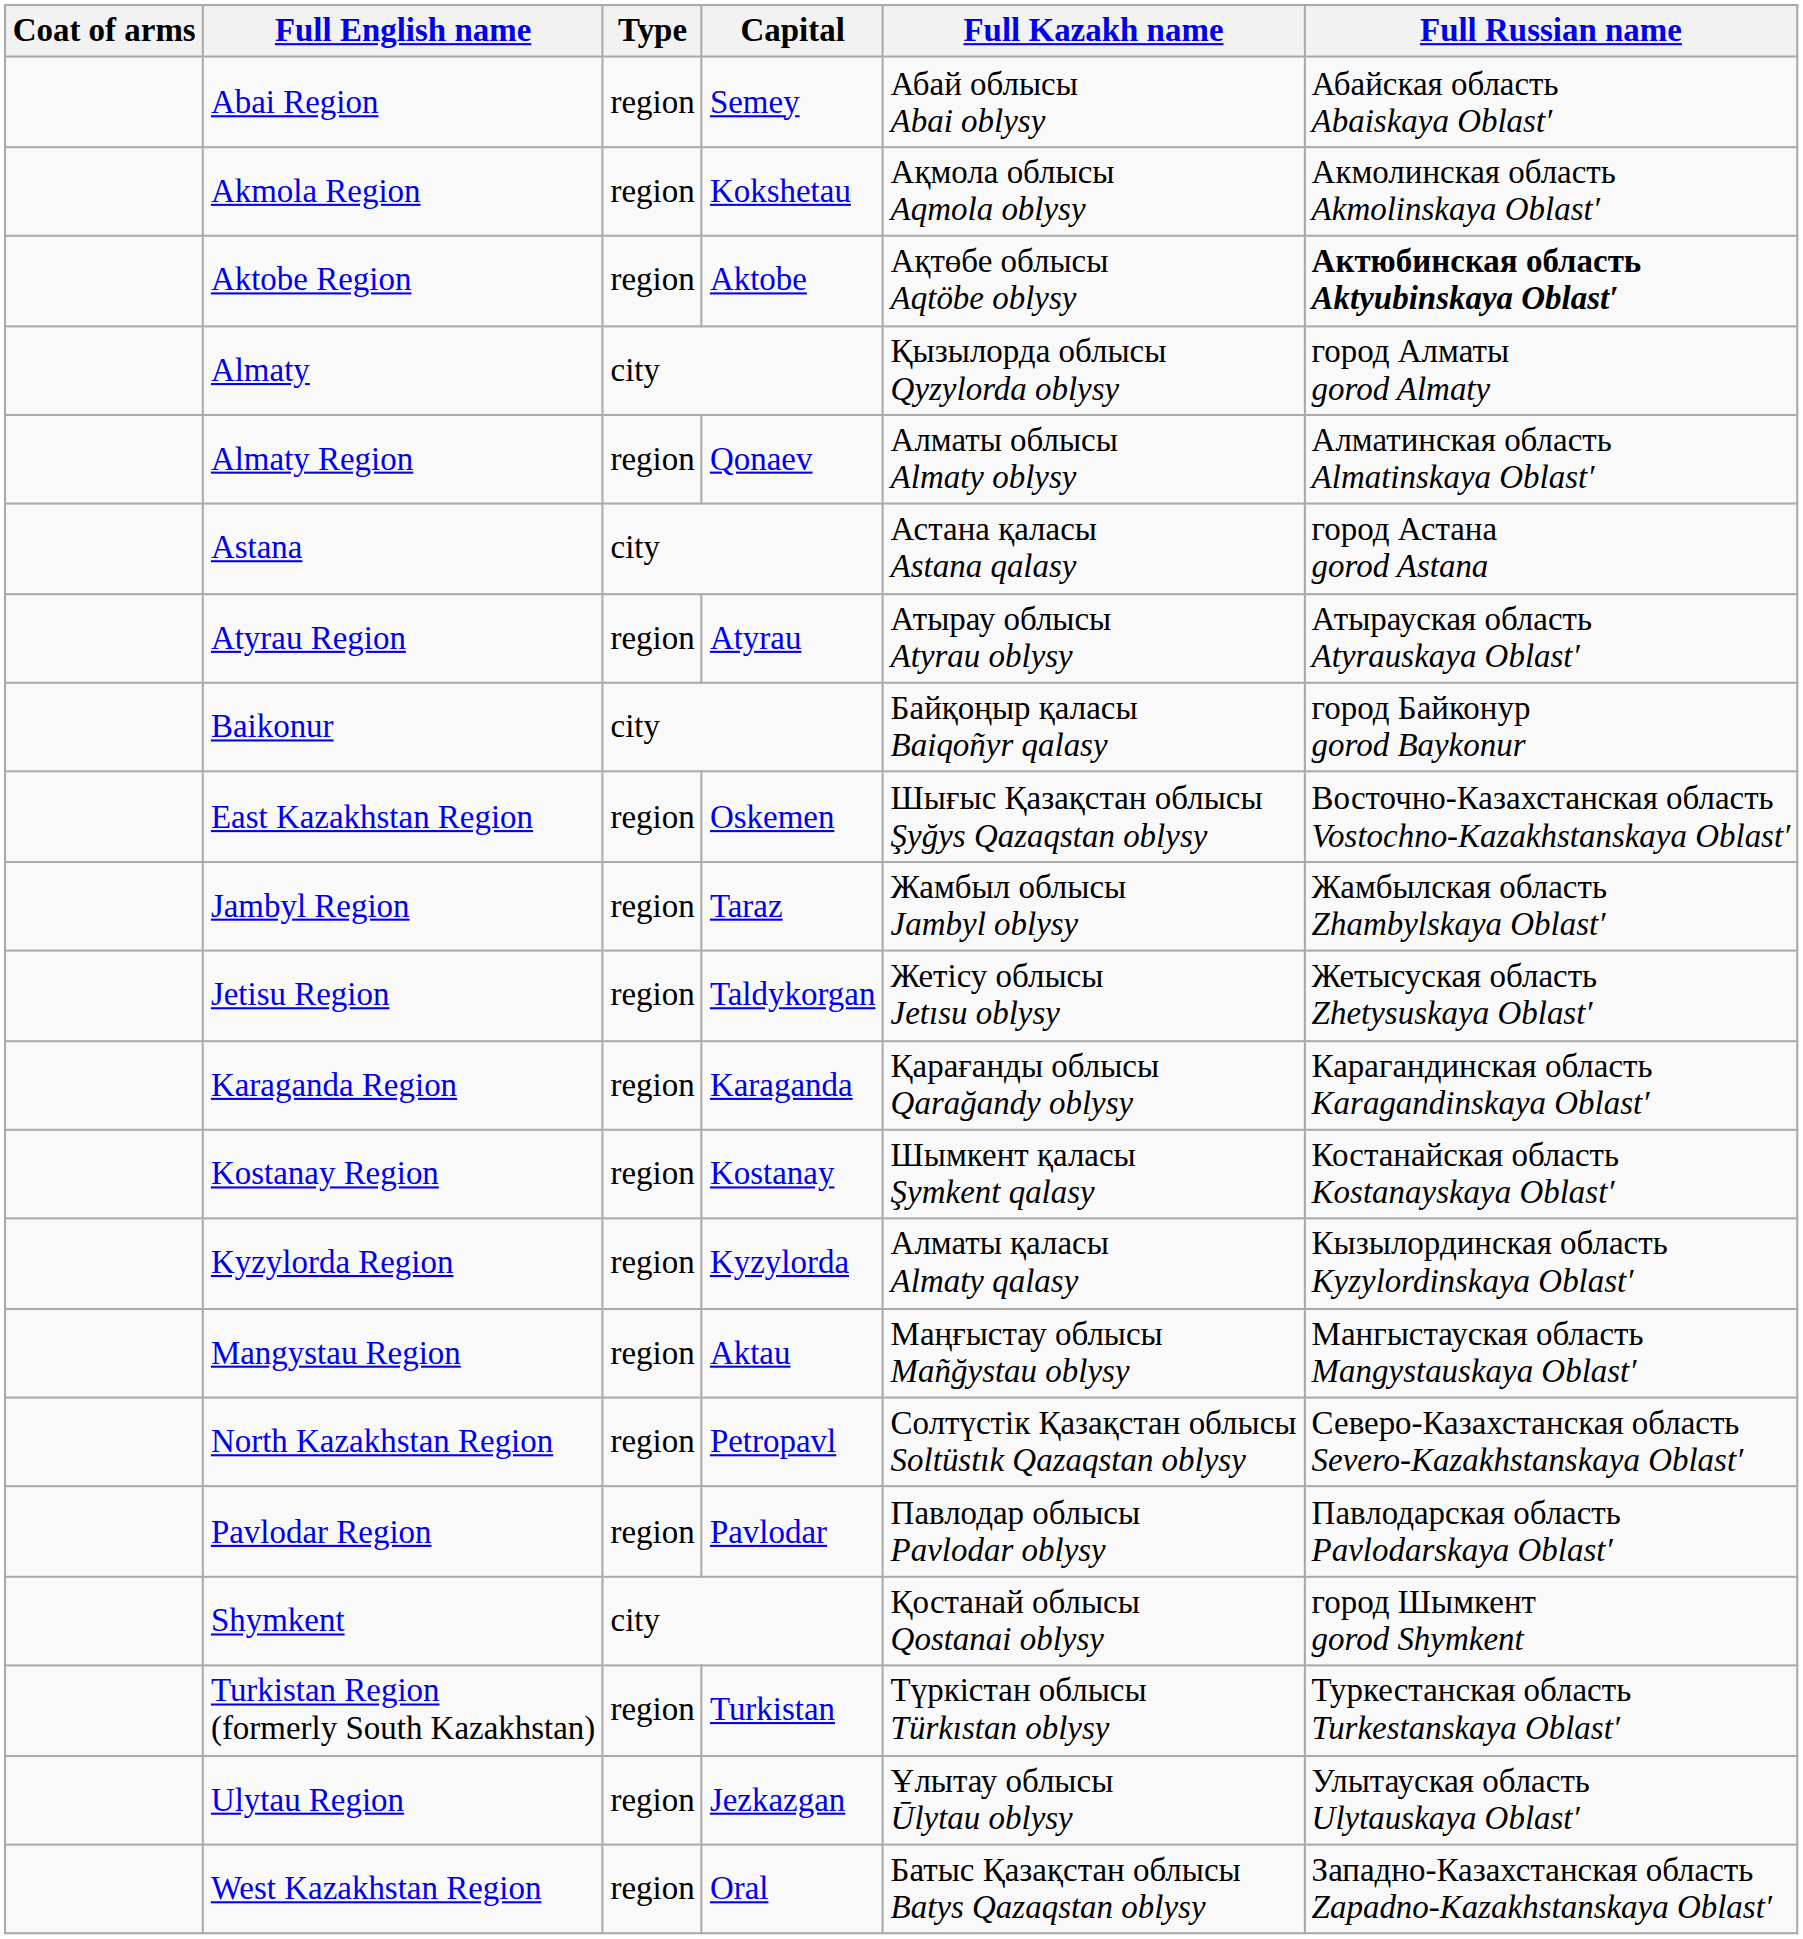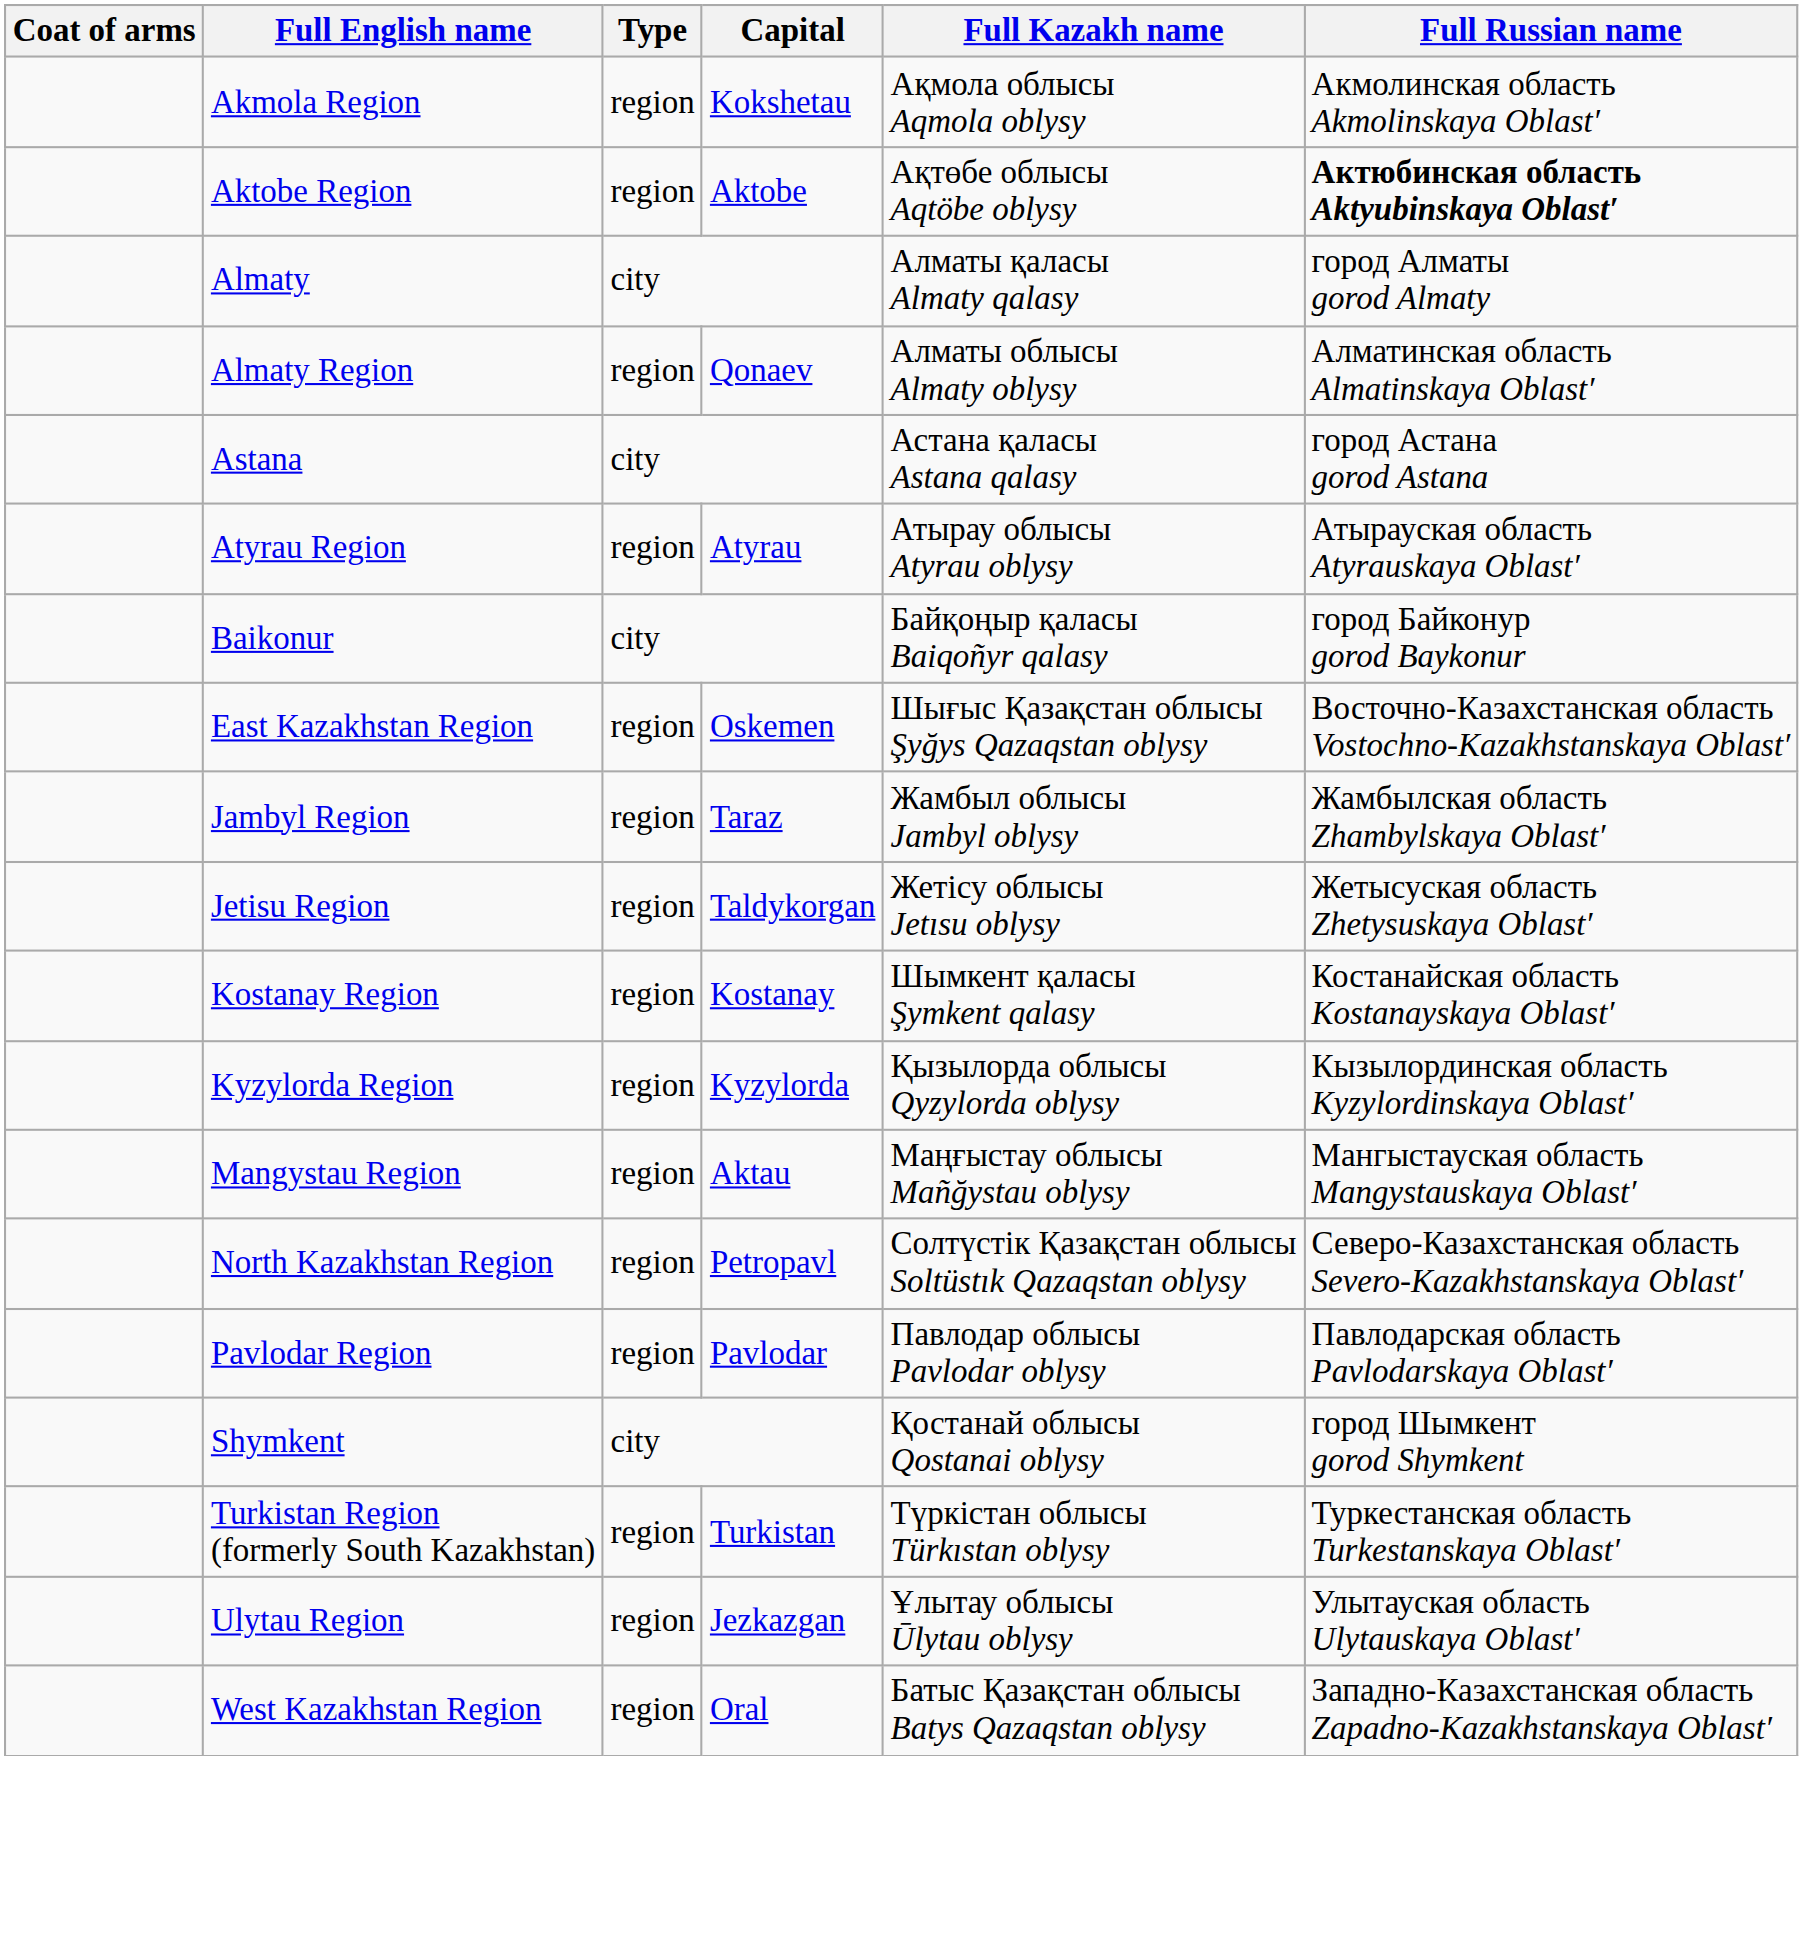- row: (295, 101)
(1028, 369) Қызылорда облысы Qyzylorda oblysy -> (1000, 280) Алматы қаласы Almaty qalasy
- row: (334, 1084)
(1000, 1263) Алматы қаласы Almaty qalasy -> (1028, 1084) Қызылорда облысы Qyzylorda oblysy
